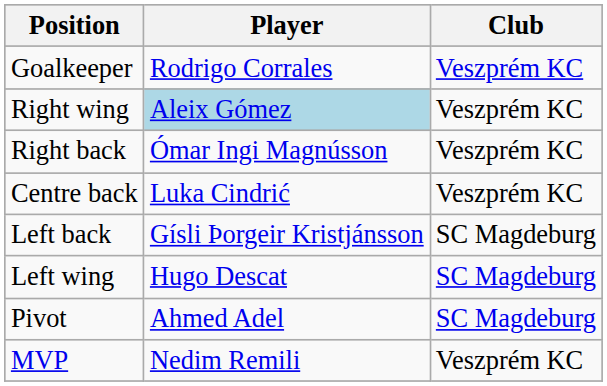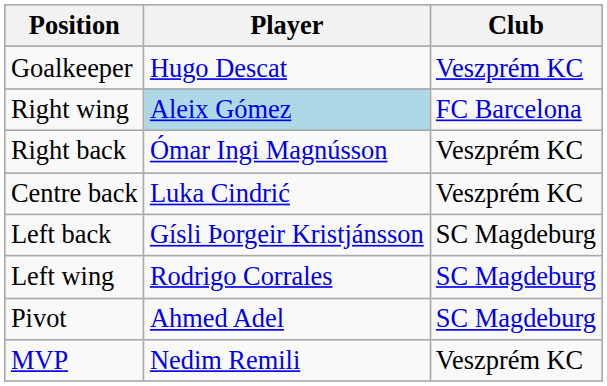(241, 67) Rodrigo Corrales -> (218, 67) Hugo Descat
(510, 109) Veszprém KC -> (509, 109) FC Barcelona
(218, 276) Hugo Descat -> (241, 276) Rodrigo Corrales
